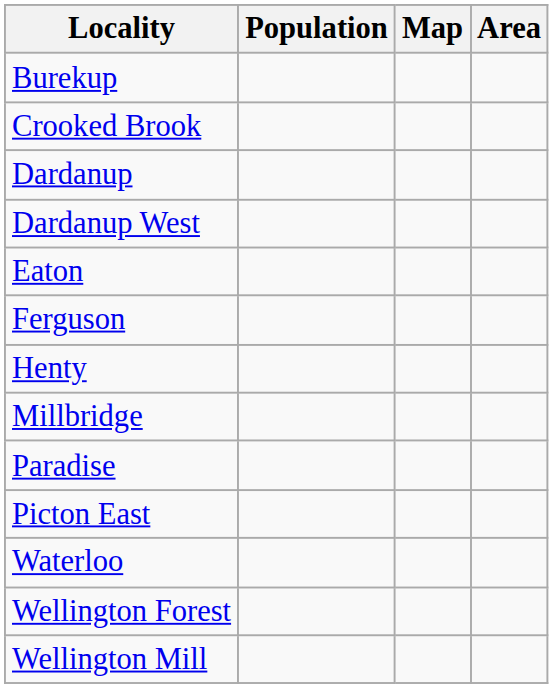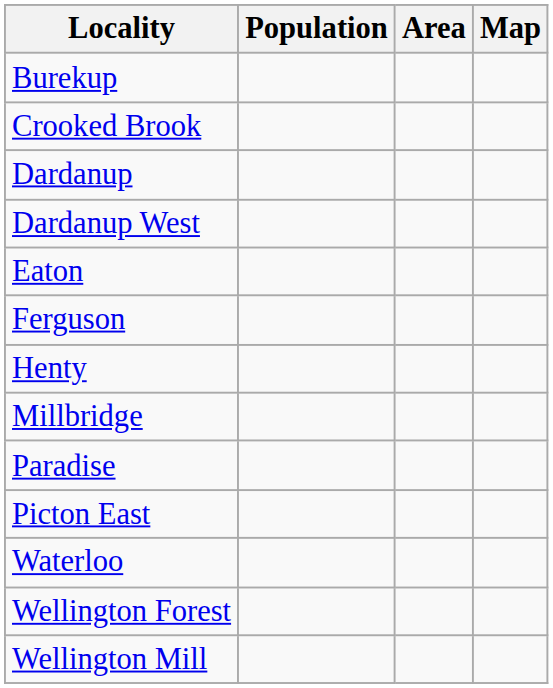columns swapped: (509, 28) <-> (432, 28)
